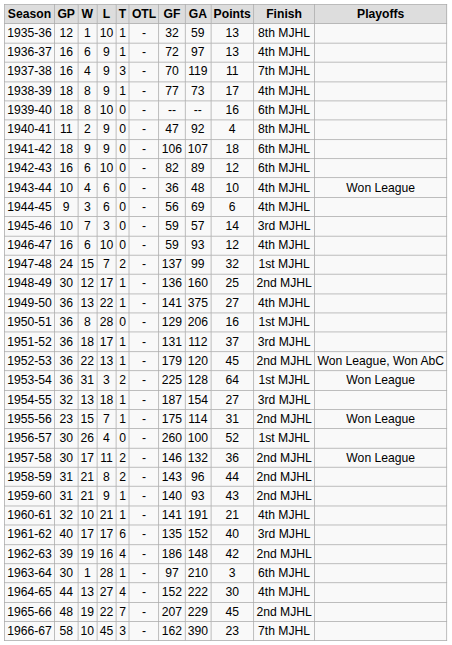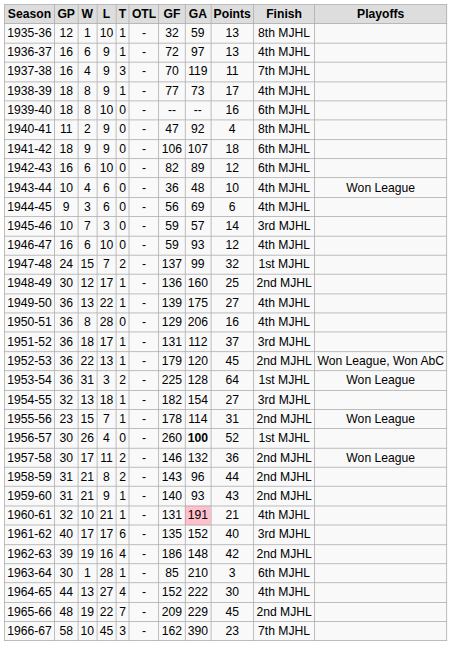(172, 303) 141 -> (172, 303) 139
(198, 303) 375 -> (198, 303) 175
(284, 322) 1st MJHL -> (284, 322) 4th MJHL
(172, 399) 187 -> (172, 399) 182
(172, 419) 175 -> (172, 419) 178
(198, 438) normal -> (198, 438) bold
(172, 515) 141 -> (172, 515) 131
(198, 515) no background -> (198, 515) pink background
(172, 573) 97 -> (172, 573) 85
(172, 611) 207 -> (172, 611) 209
